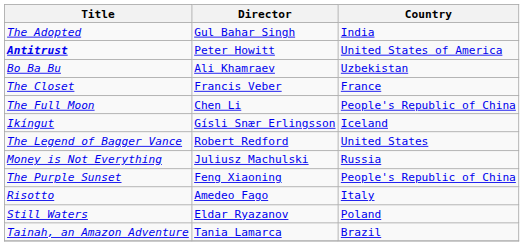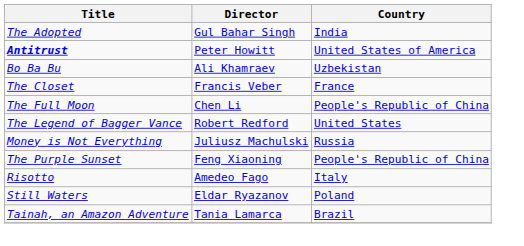- row: (31, 123)
